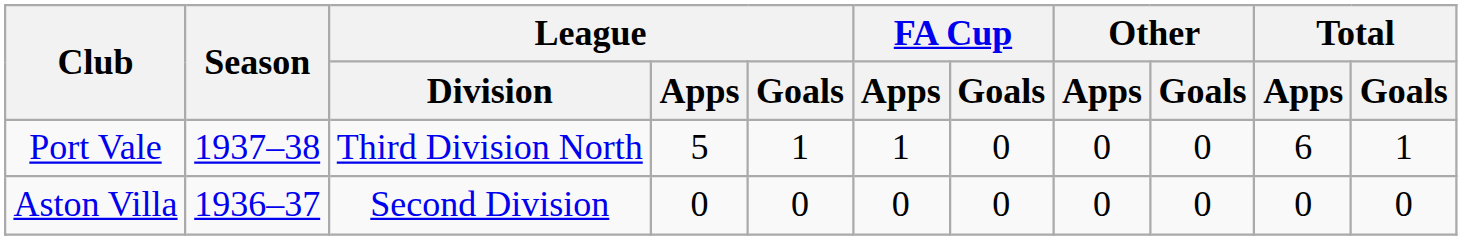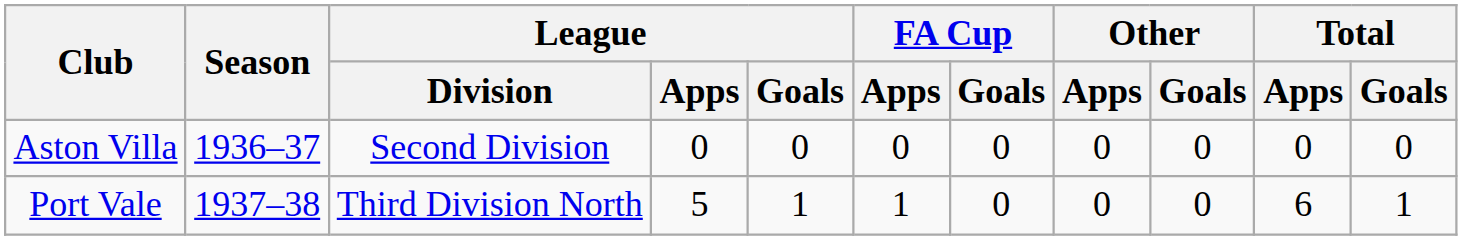rows swapped: (96, 204) <-> (96, 147)
